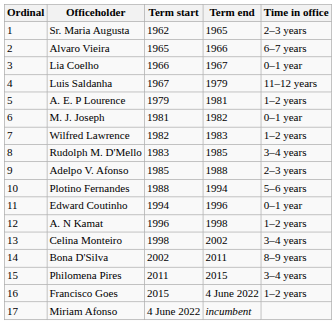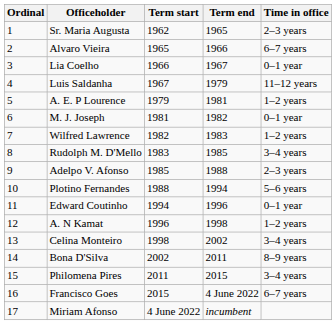(285, 293) 1–2 years -> (285, 293) 6–7 years
